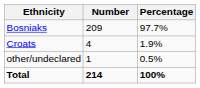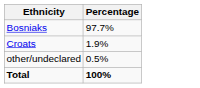- column: (110, 12)
